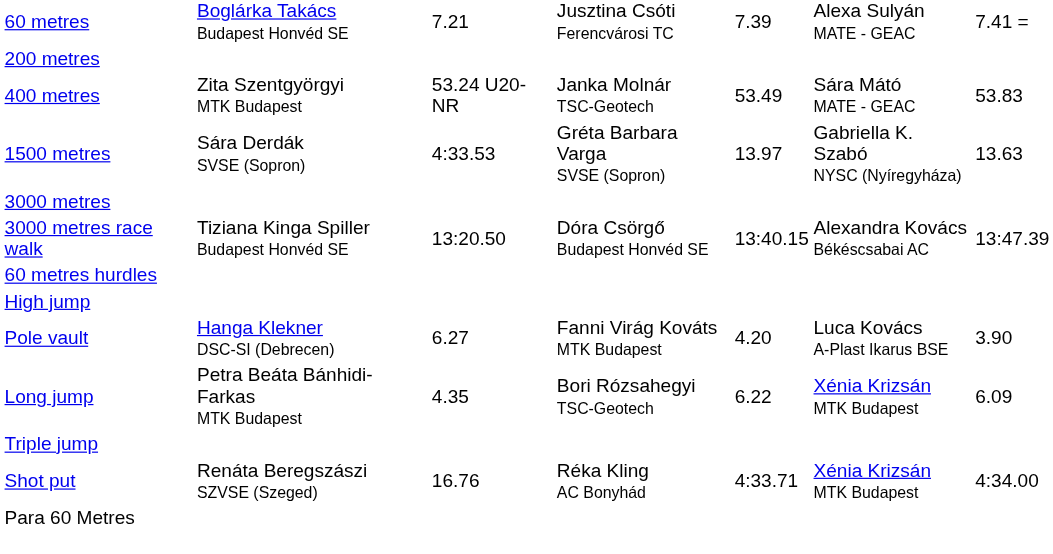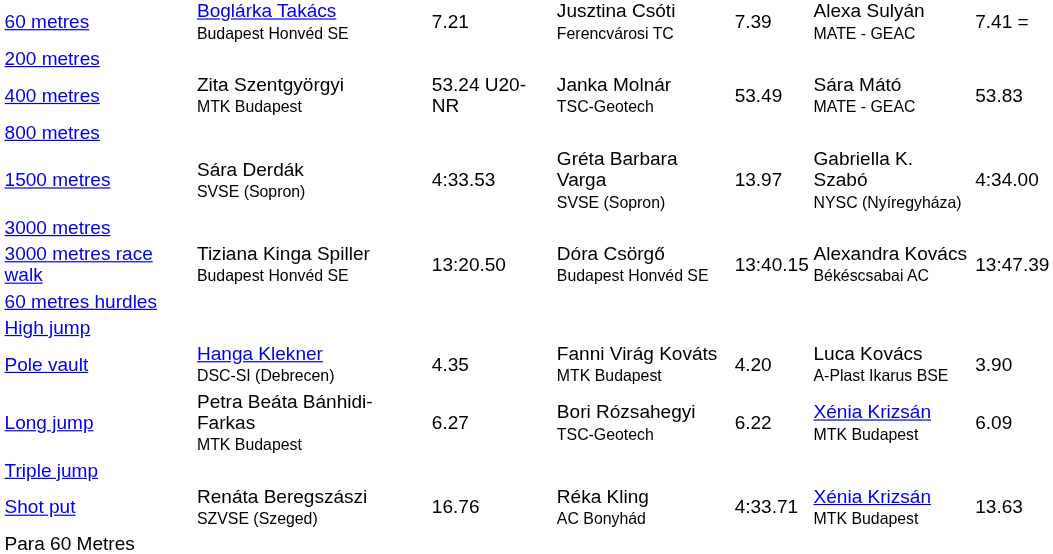+ row: (52, 132)
(999, 153) 13.63 -> (1007, 180) 4:34.00
(450, 338) 6.27 -> (450, 364) 4.35
(450, 396) 4.35 -> (450, 422) 6.27
(1007, 481) 4:34.00 -> (999, 507) 13.63
